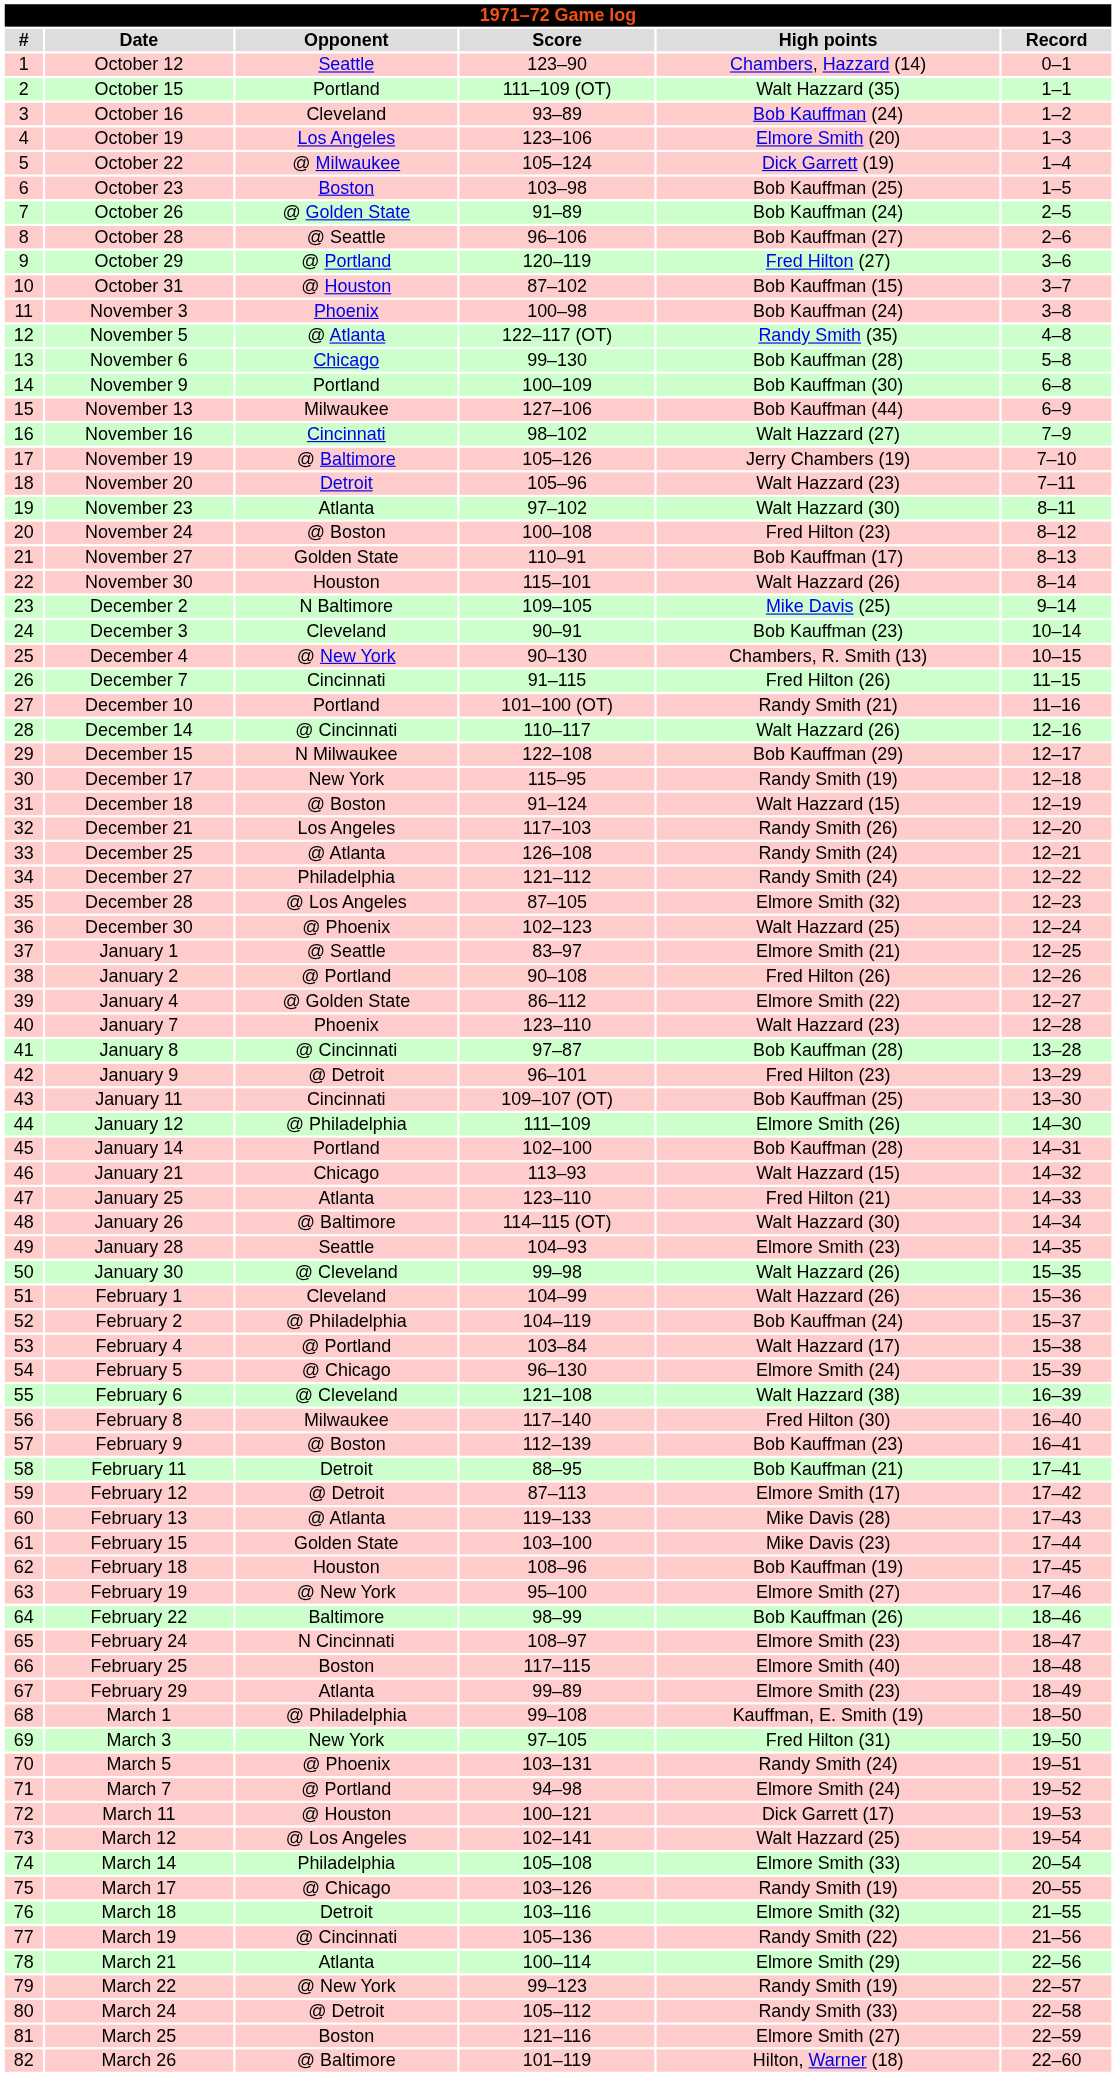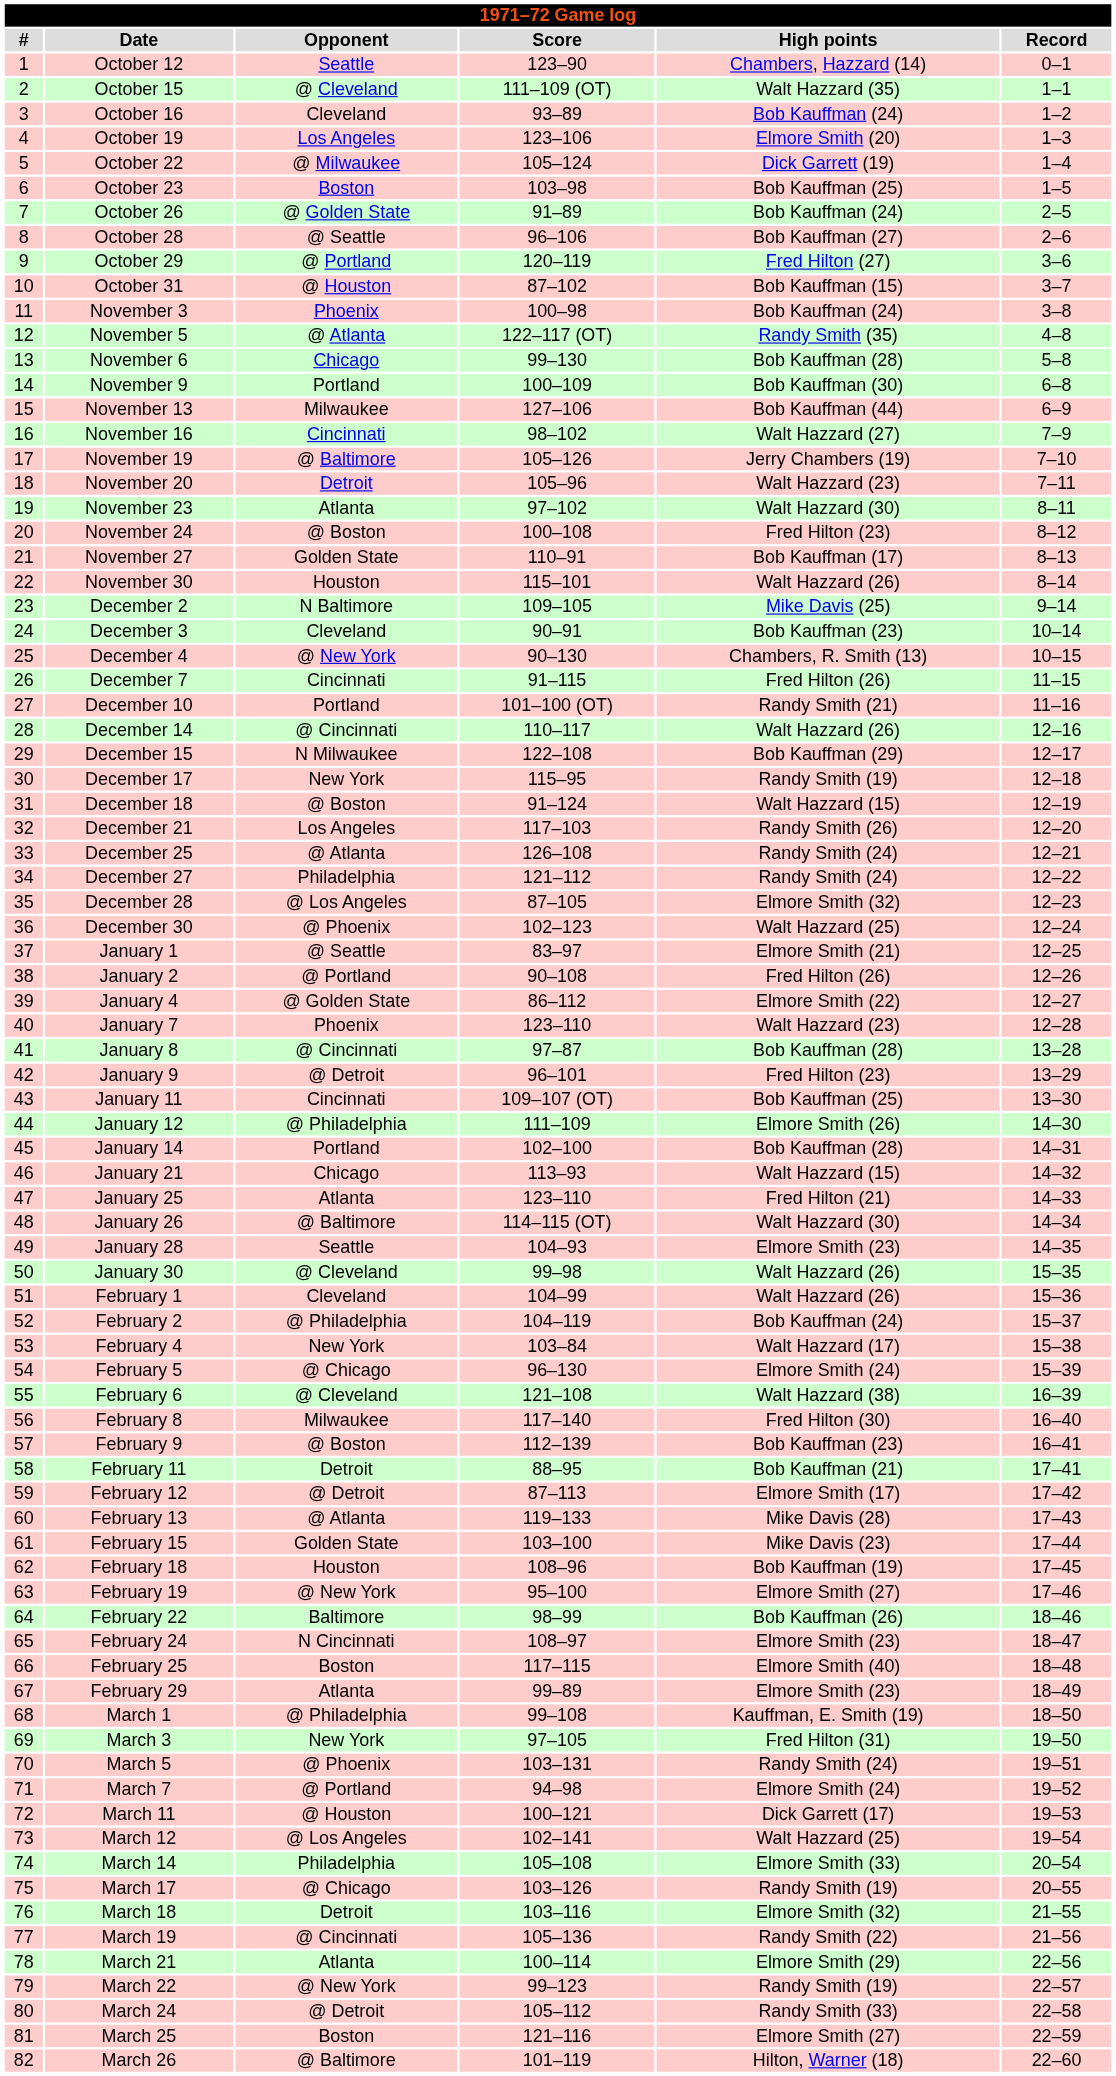(346, 89) Portland -> (346, 89) @ Cleveland
(346, 1345) @ Portland -> (346, 1345) New York
